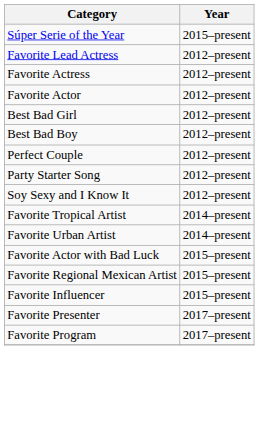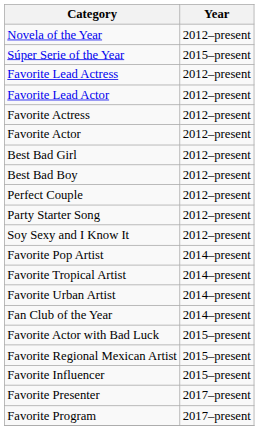+ row: (55, 34)
+ row: (58, 94)
+ row: (55, 255)
+ row: (60, 315)
